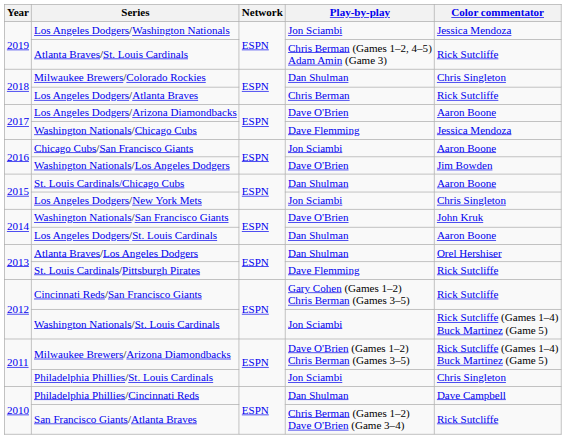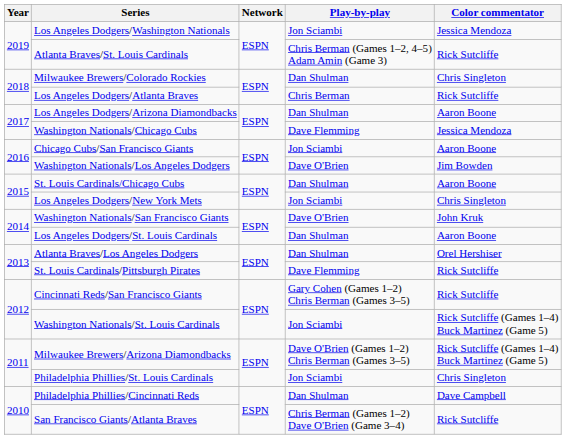(318, 113) Dave O'Brien -> (318, 113) Dan Shulman
